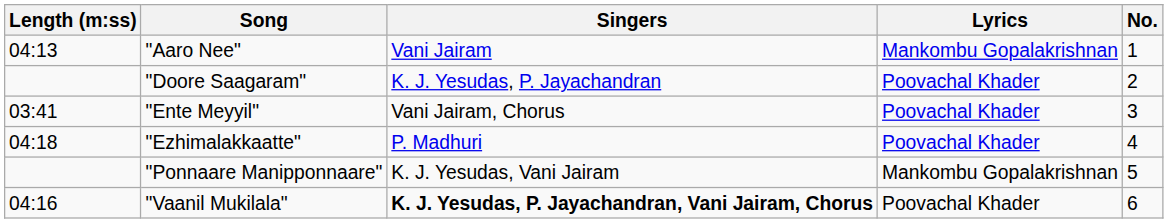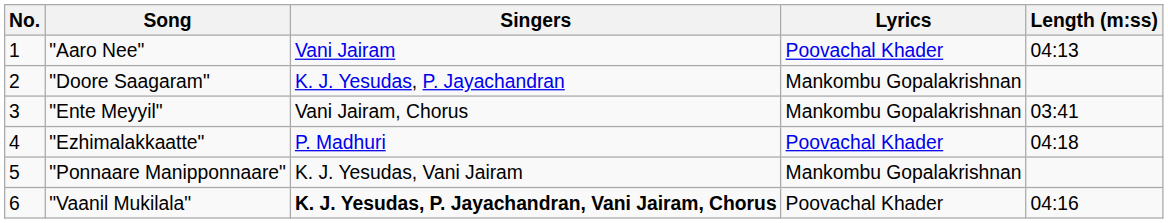columns swapped: (1142, 20) <-> (73, 20)
(1000, 51) Mankombu Gopalakrishnan -> (864, 51) Poovachal Khader
(961, 81) Poovachal Khader -> (904, 81) Mankombu Gopalakrishnan
(961, 112) Poovachal Khader -> (904, 112) Mankombu Gopalakrishnan
